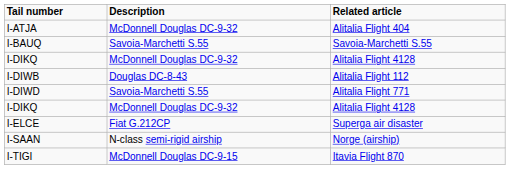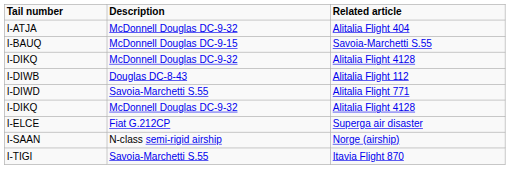(159, 44) Savoia-Marchetti S.55 -> (173, 44) McDonnell Douglas DC-9-15
(173, 156) McDonnell Douglas DC-9-15 -> (159, 156) Savoia-Marchetti S.55
